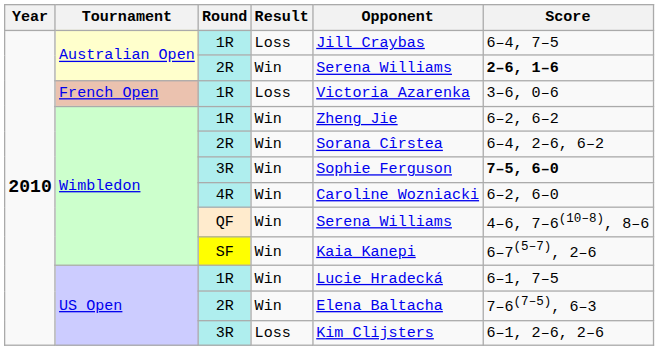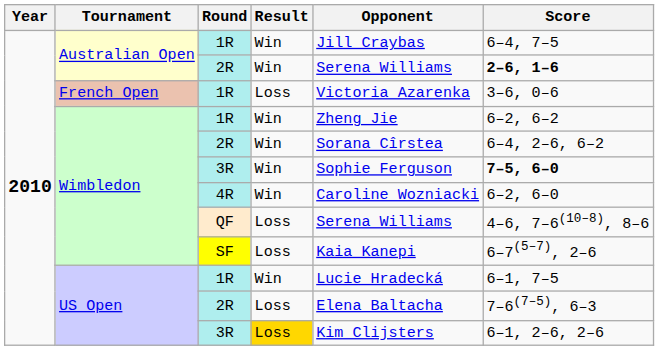(273, 42) Loss -> (268, 42) Win
(268, 222) Win -> (273, 222) Loss
(268, 251) Win -> (273, 251) Loss
(268, 305) Win -> (273, 305) Loss
(273, 332) no background -> (273, 332) gold background
